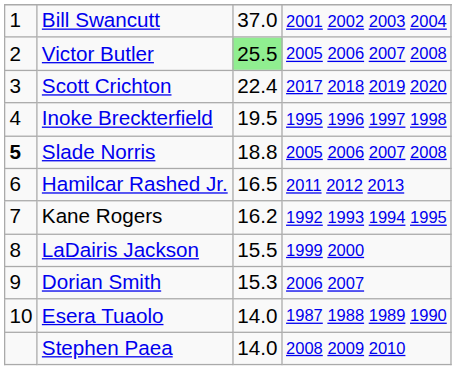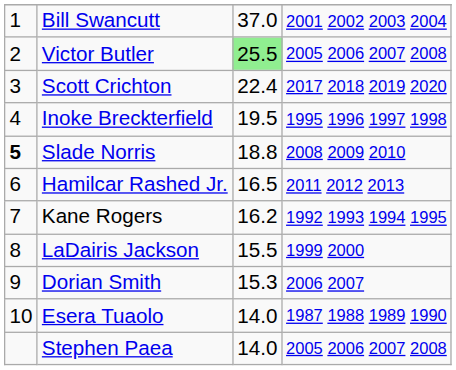(366, 152) 2005 2006 2007 2008 -> (346, 152) 2008 2009 2010
(346, 348) 2008 2009 2010 -> (366, 348) 2005 2006 2007 2008
